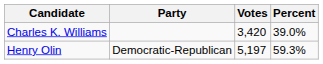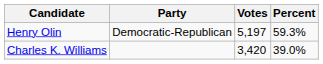rows swapped: (34, 50) <-> (57, 31)
